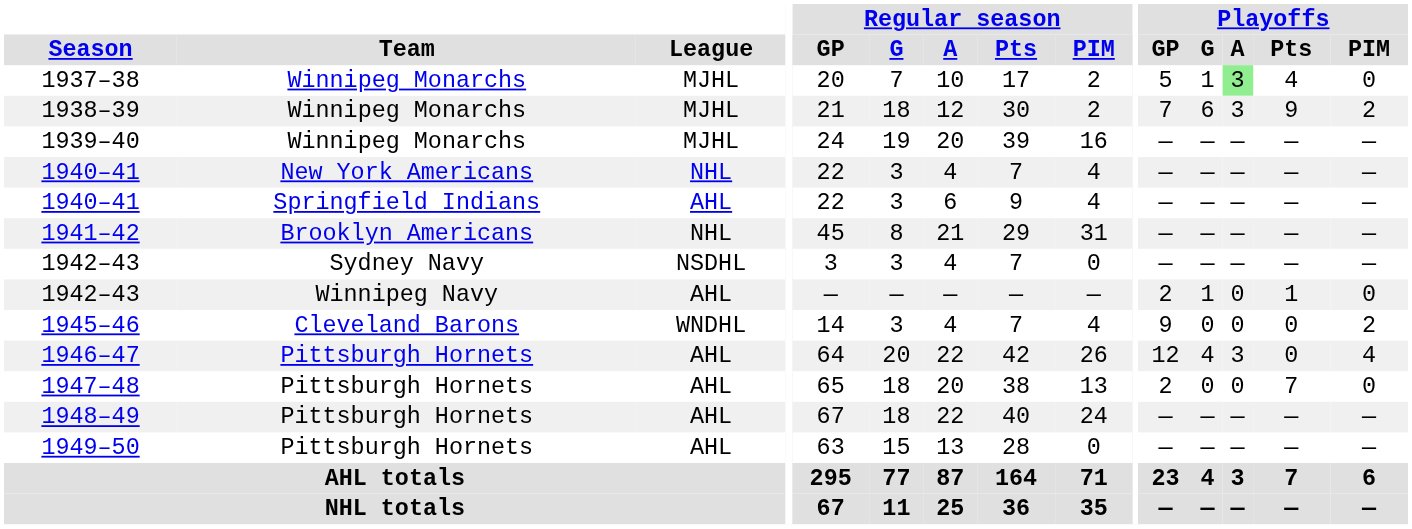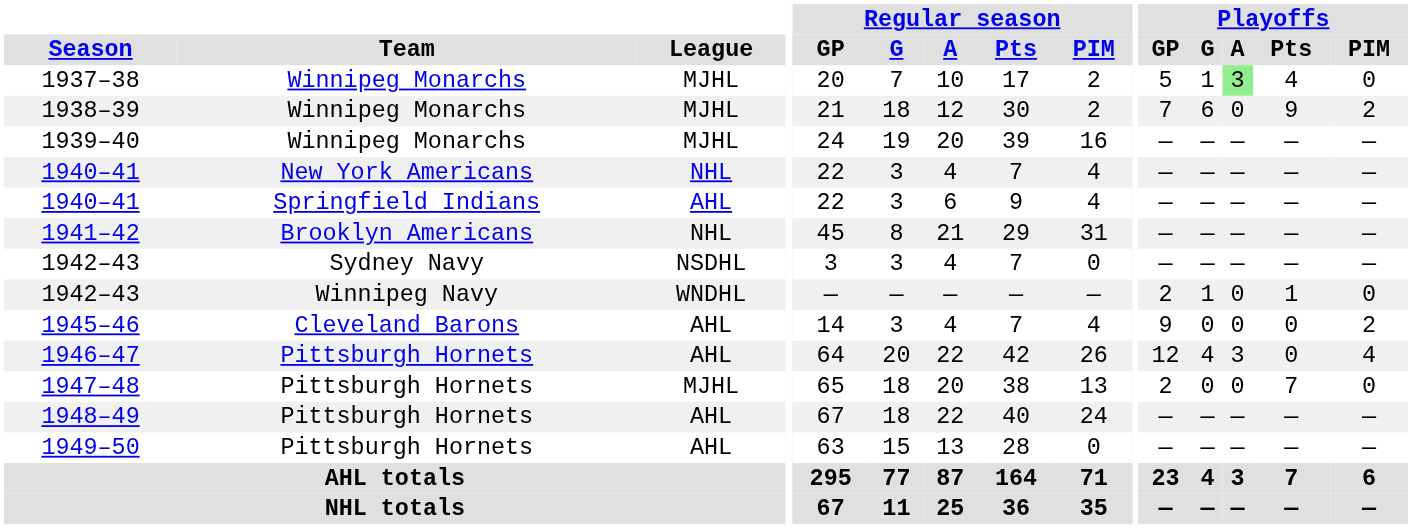(1237, 111) 3 -> (1237, 111) 0
(711, 295) AHL -> (711, 295) WNDHL
(711, 325) WNDHL -> (711, 325) AHL
(711, 386) AHL -> (711, 386) MJHL
